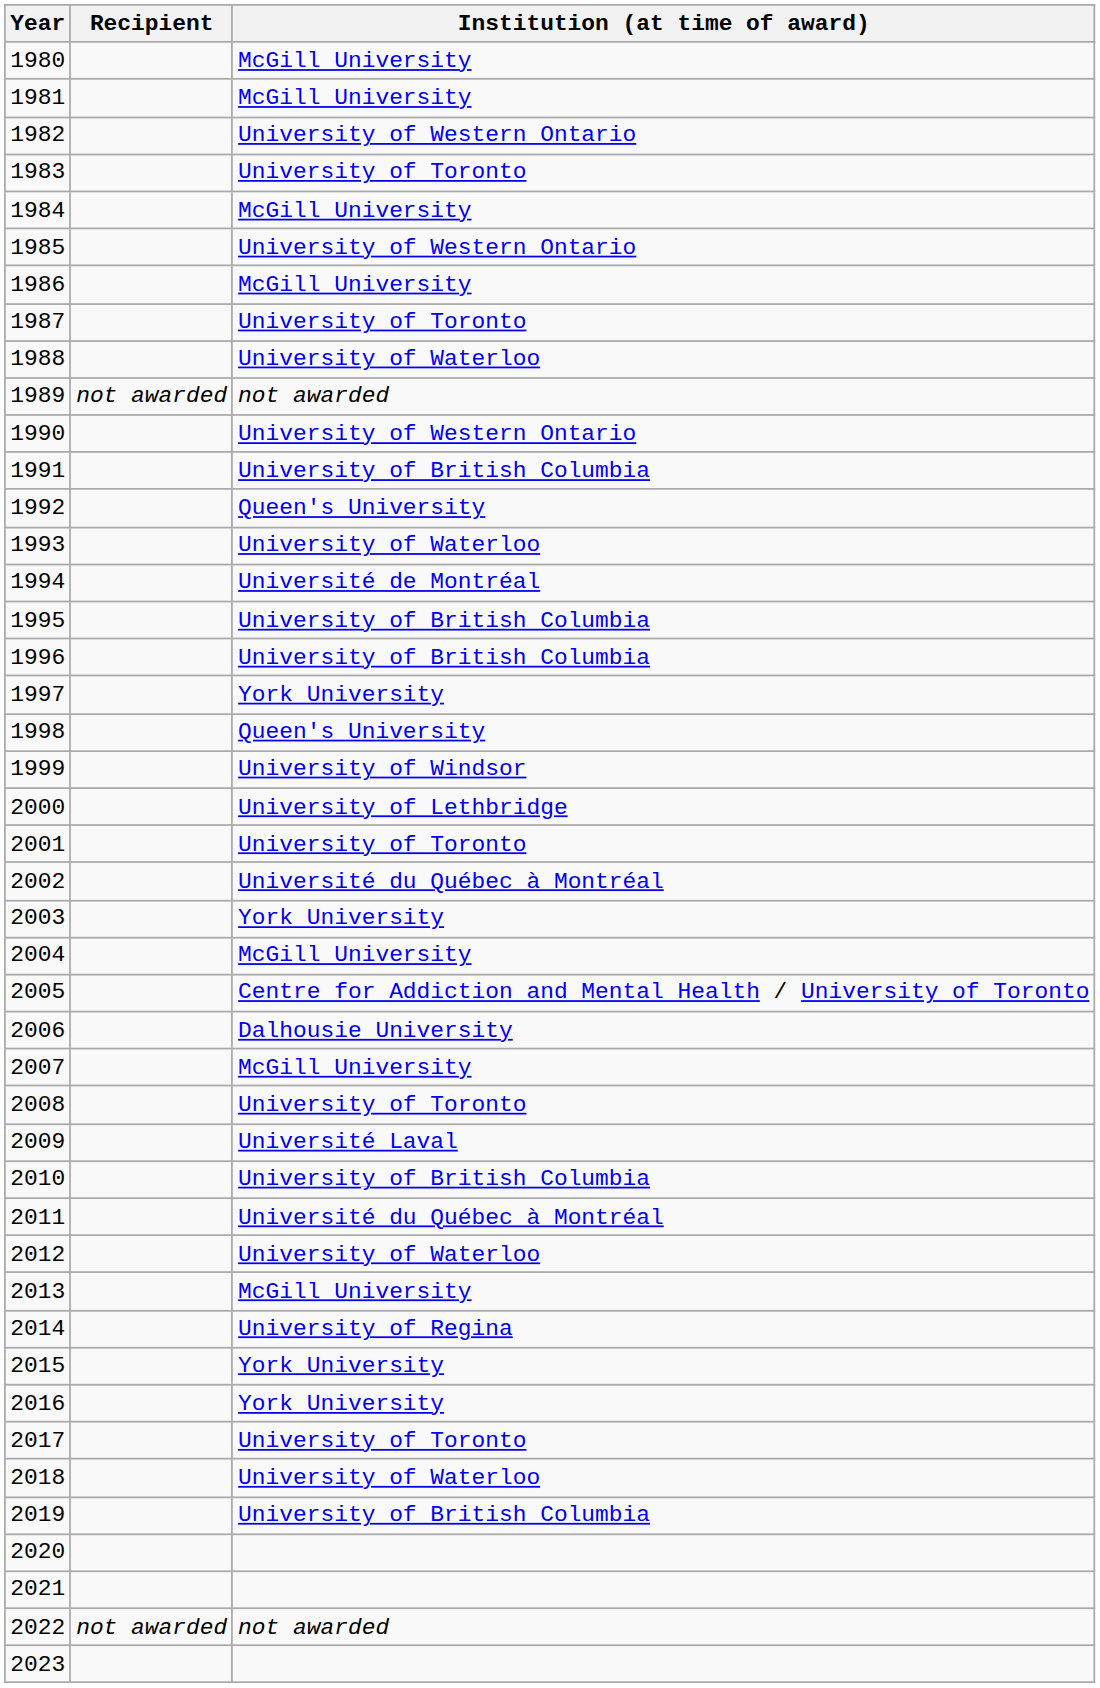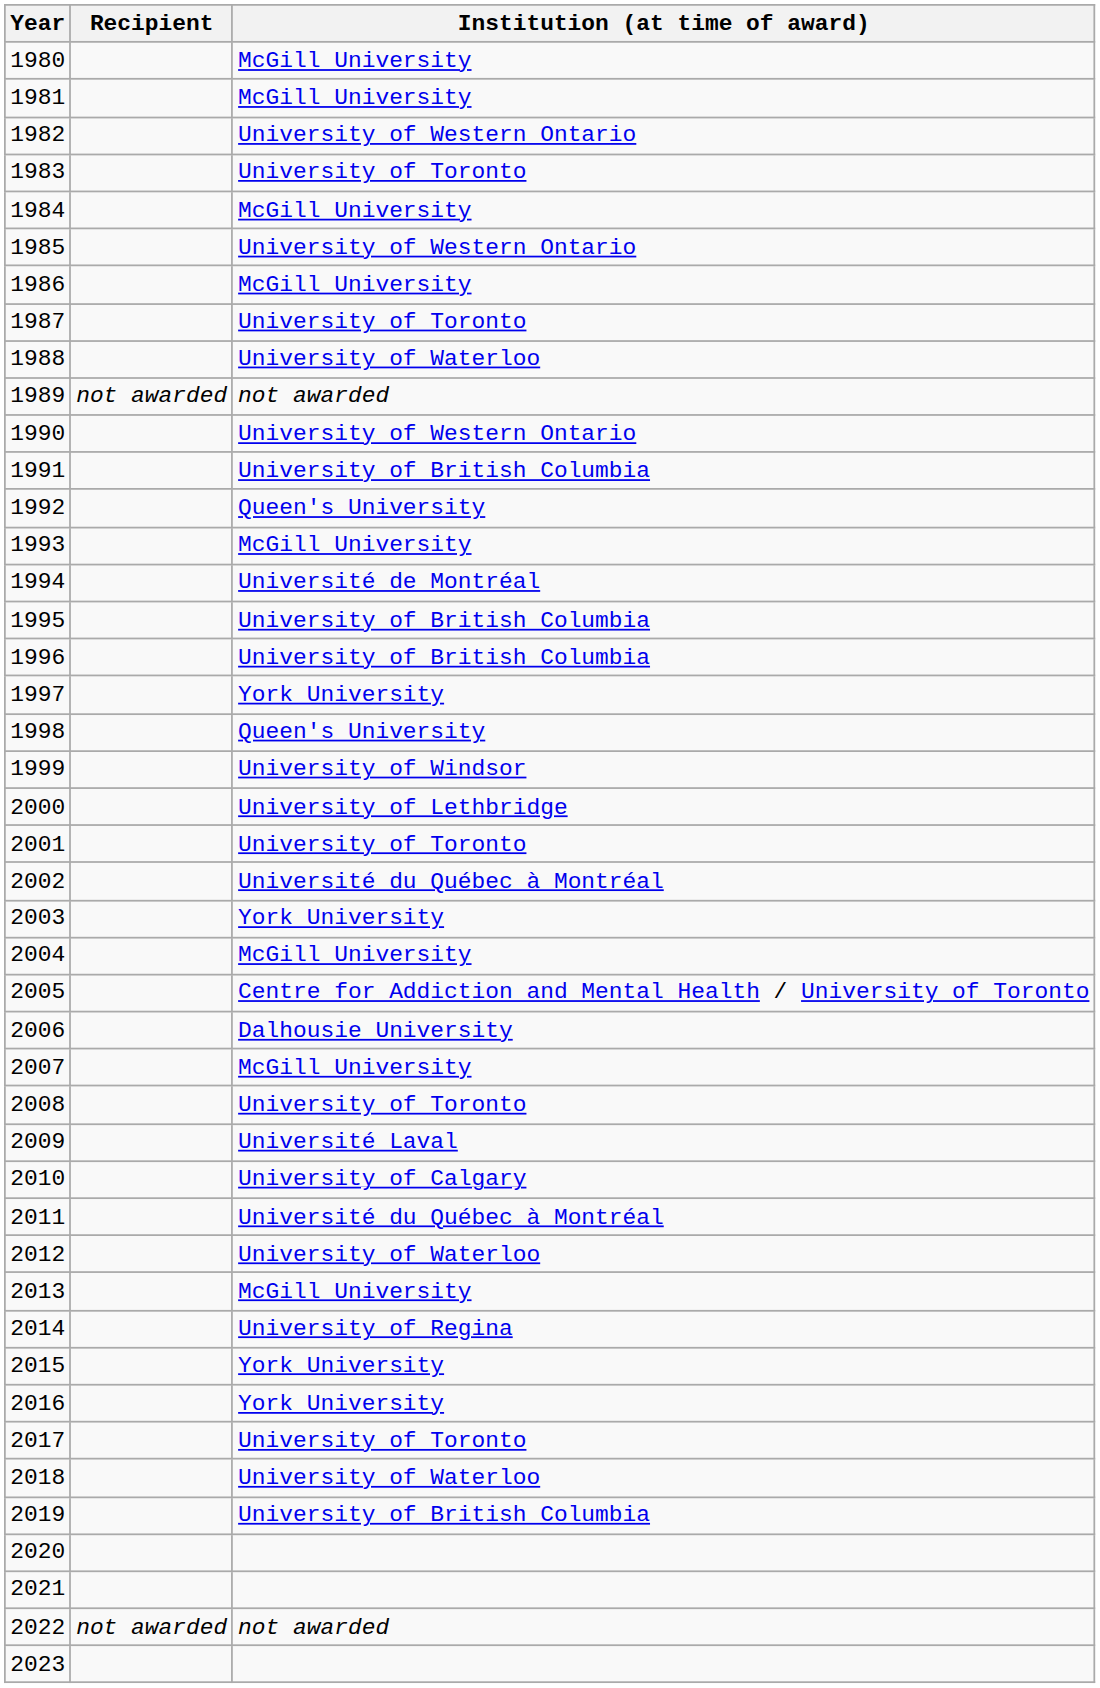(389, 546) University of Waterloo -> (355, 546) McGill University
(444, 1180) University of British Columbia -> (382, 1180) University of Calgary
